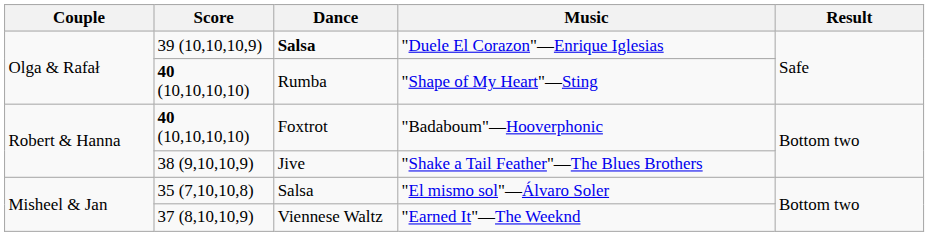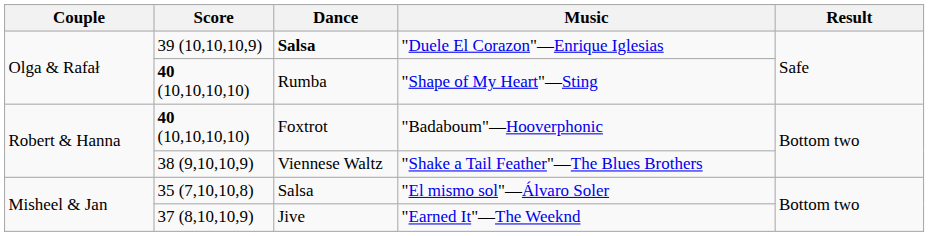(291, 163) Jive -> (330, 163) Viennese Waltz
(330, 217) Viennese Waltz -> (291, 217) Jive
